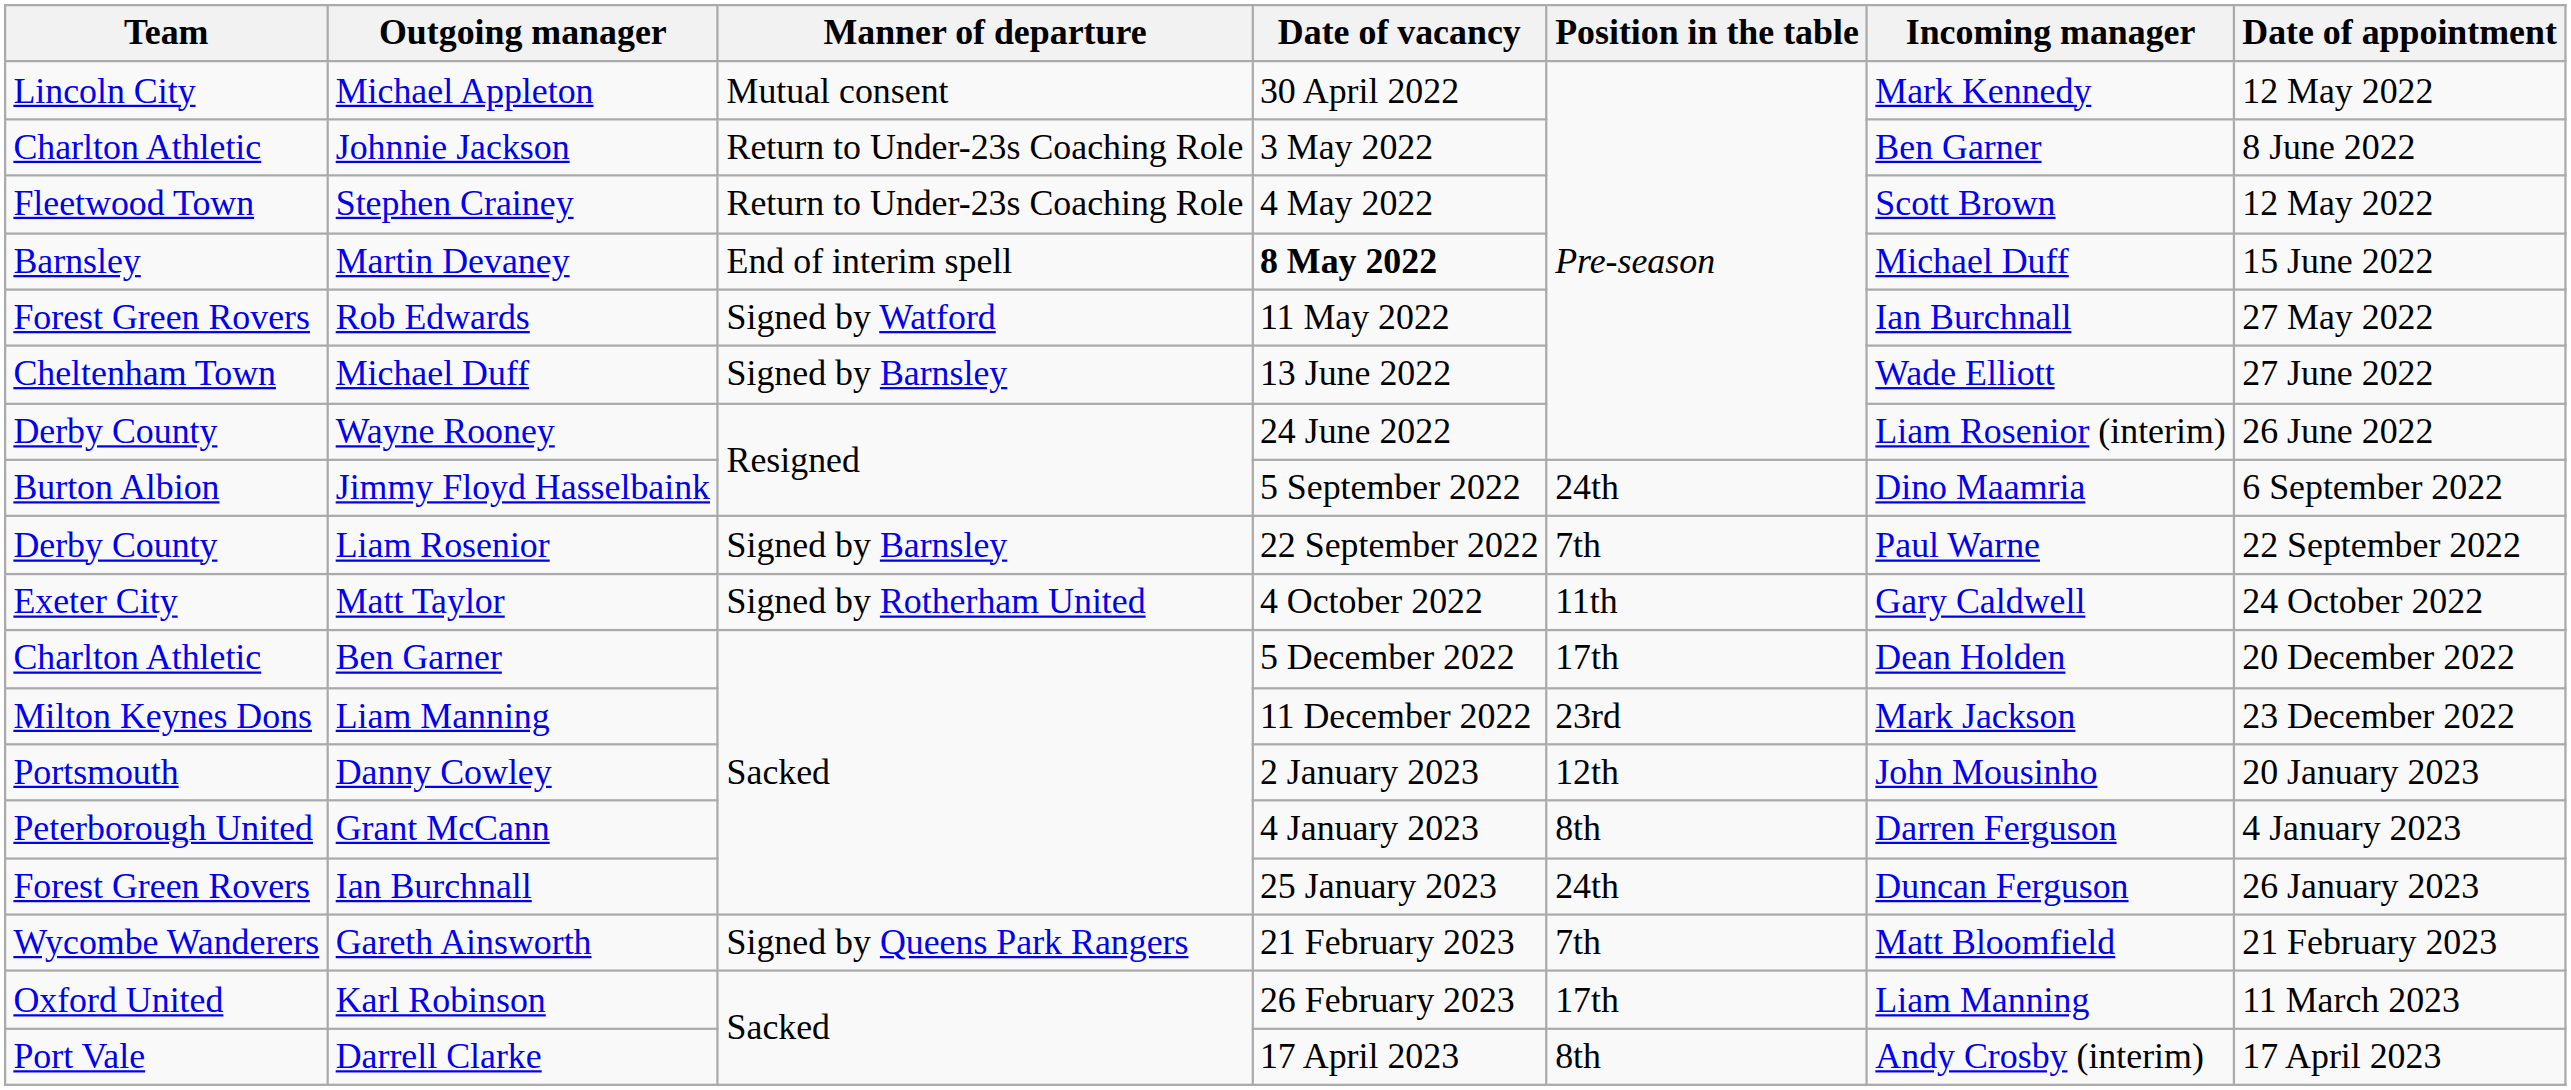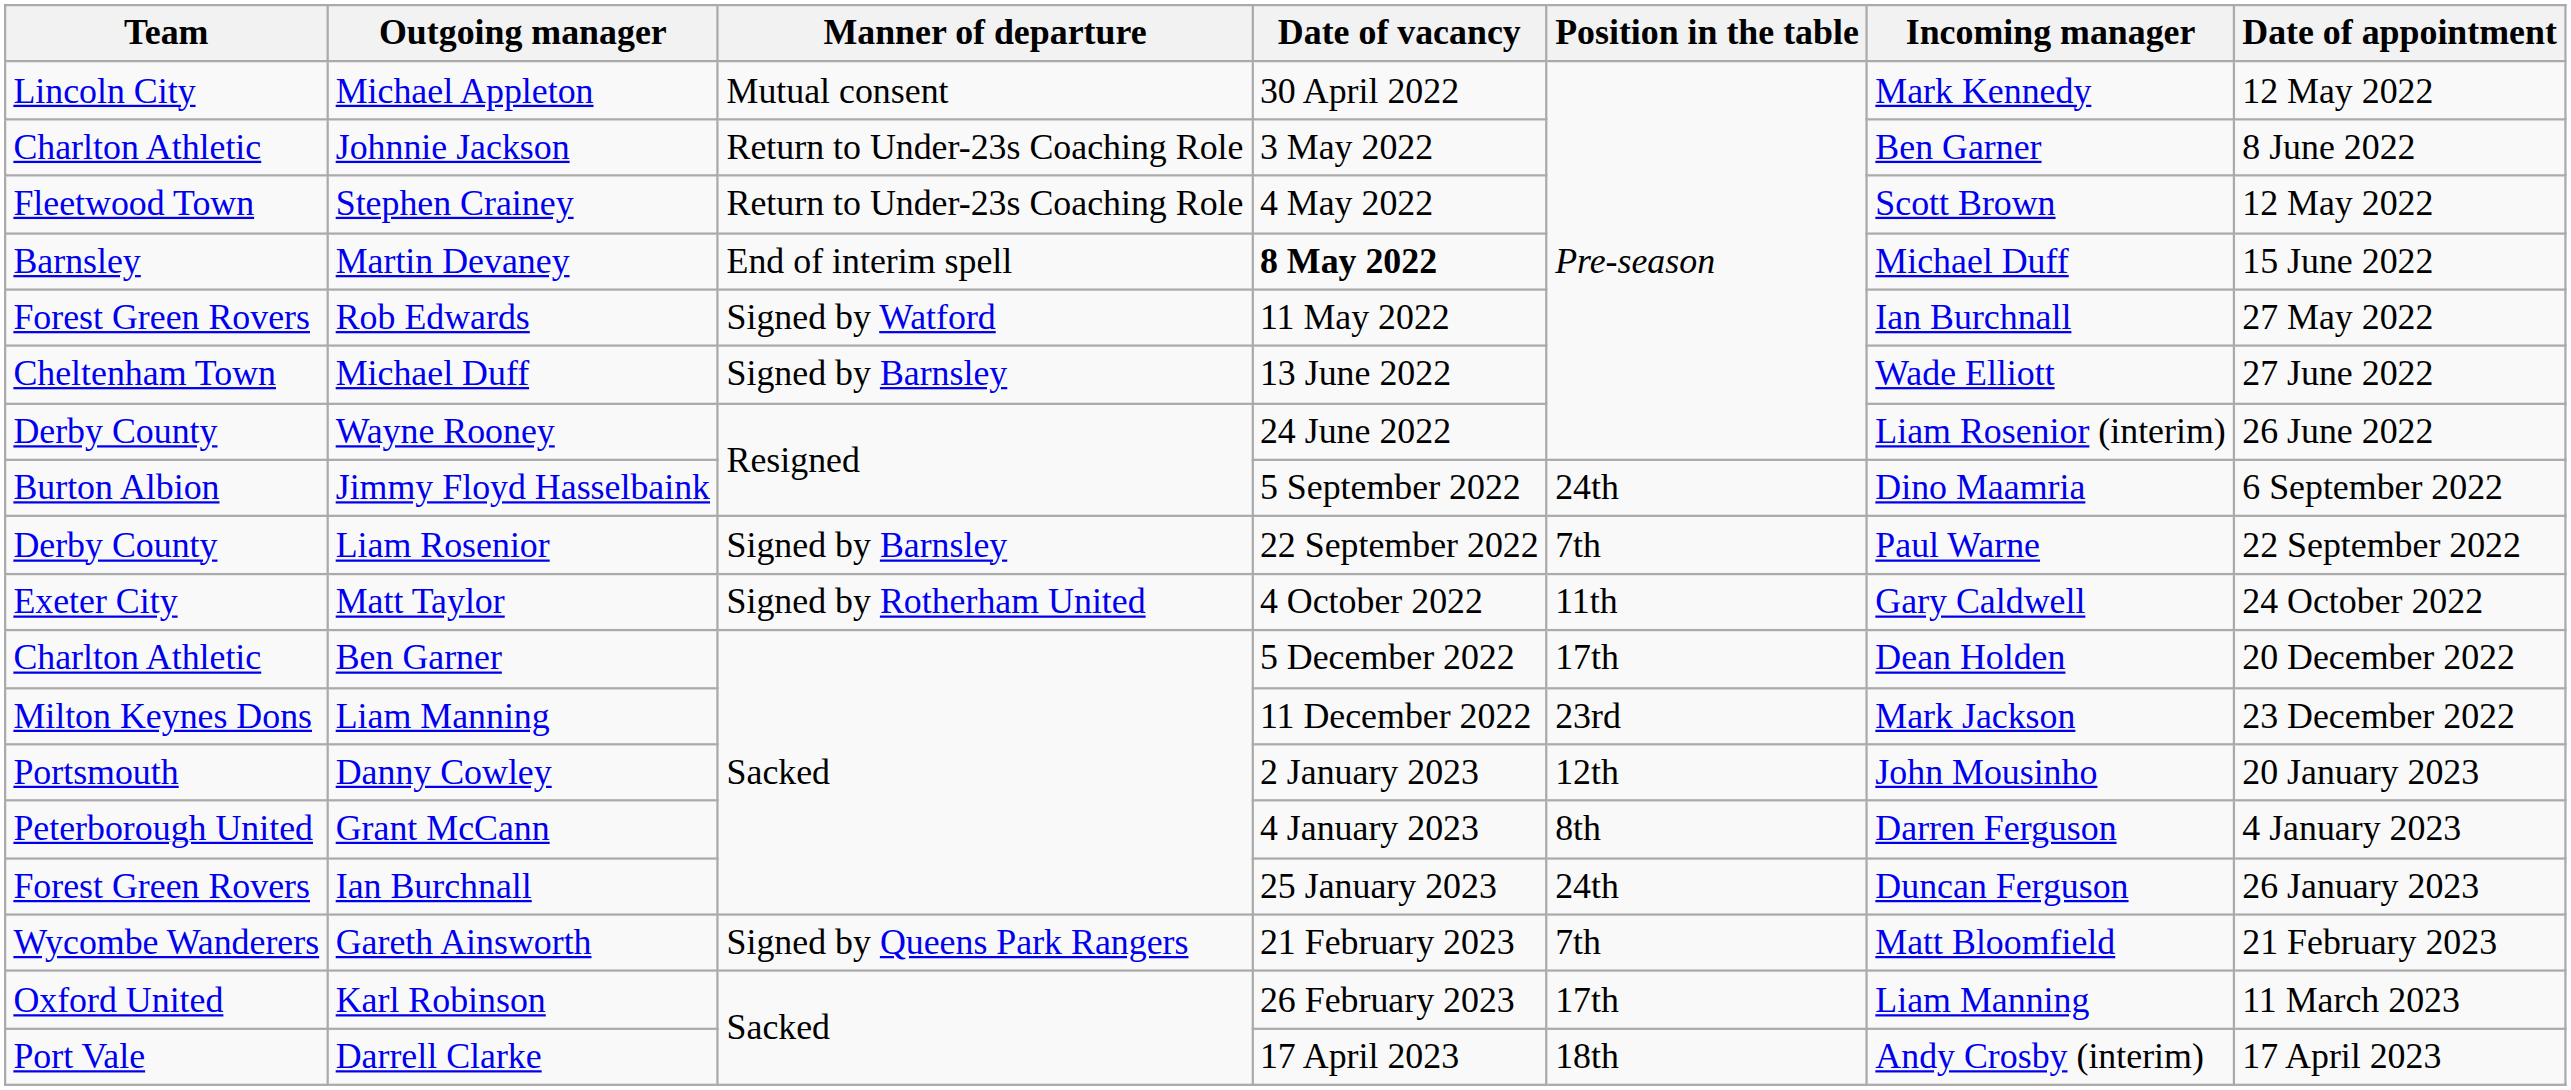(1578, 1056) 8th -> (1587, 1056) 18th
